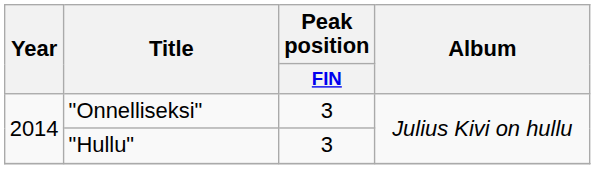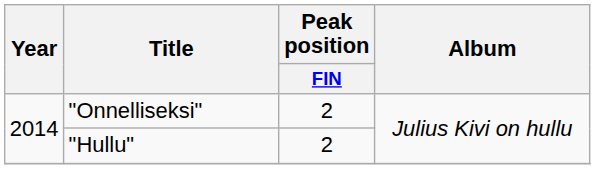(327, 110) 3 -> (327, 110) 2
(327, 145) 3 -> (327, 145) 2
